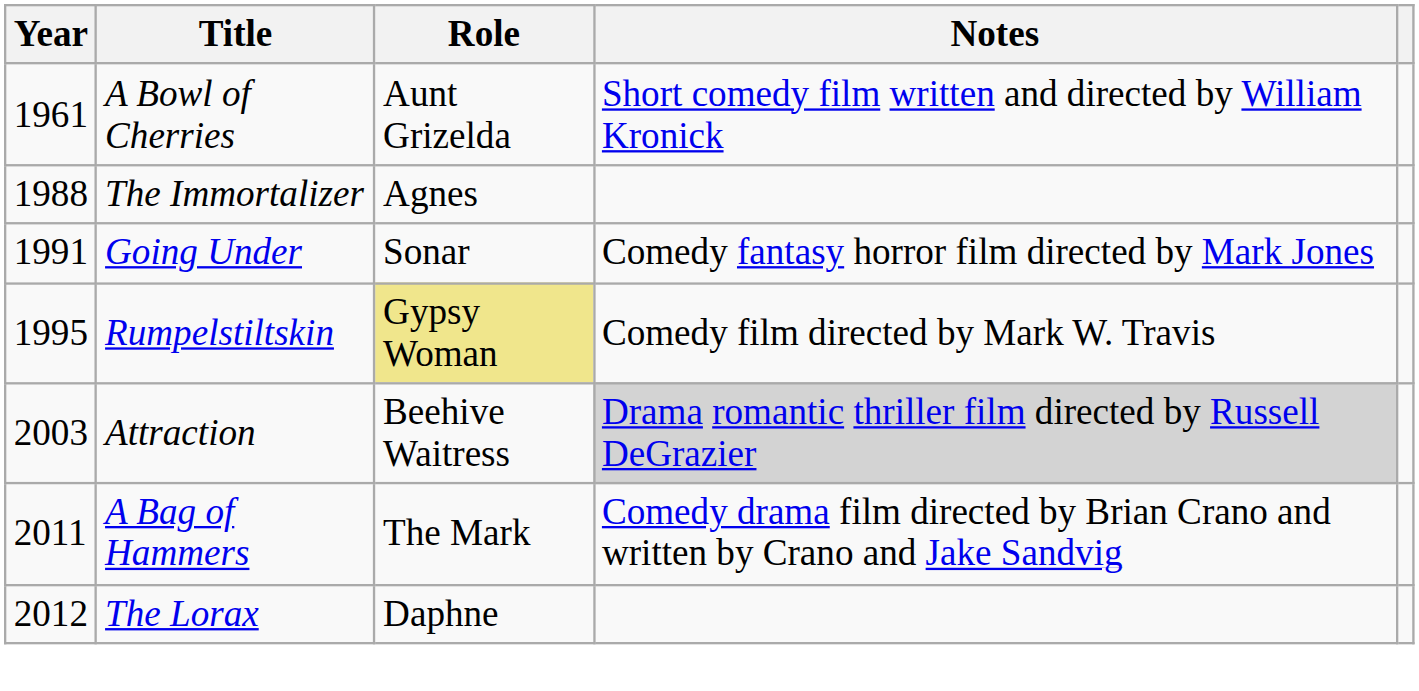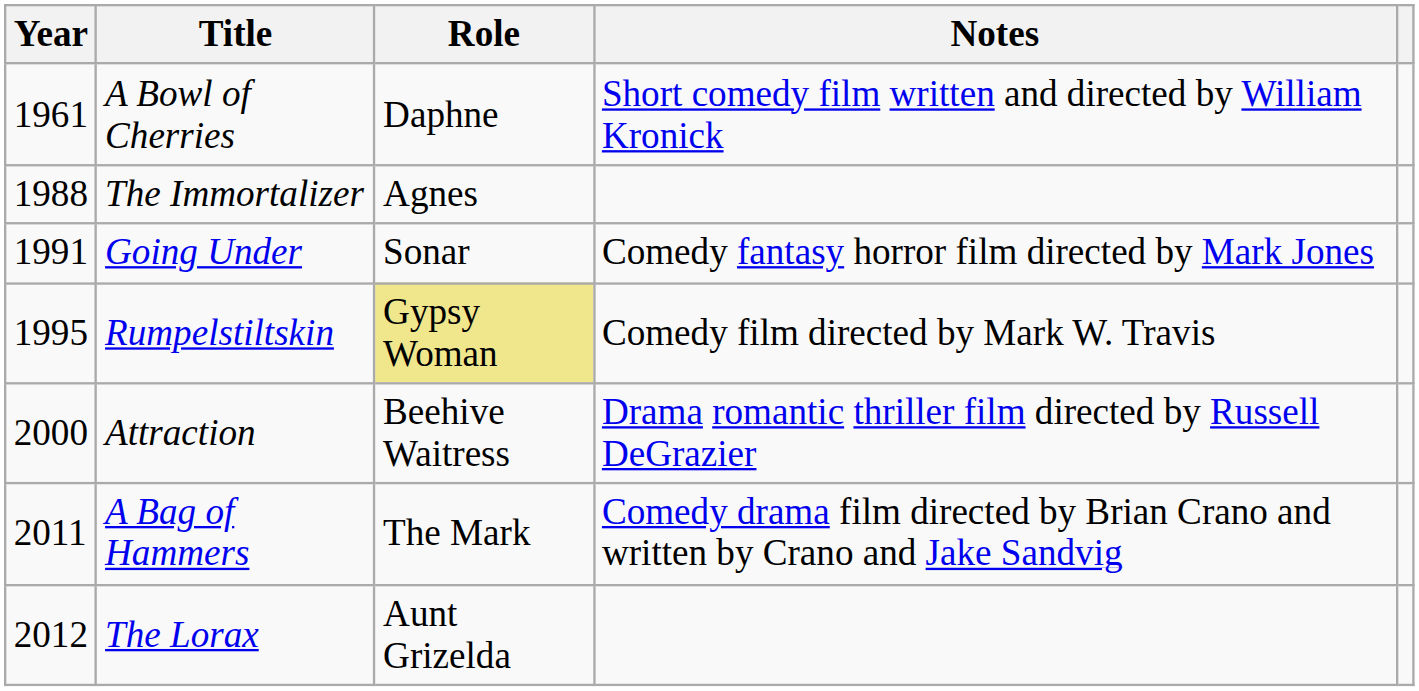(447, 113) Aunt Grizelda -> (441, 113) Daphne
(51, 432) 2003 -> (51, 432) 2000
(961, 432) lightgrey background -> (961, 432) no background
(441, 613) Daphne -> (447, 633) Aunt Grizelda
